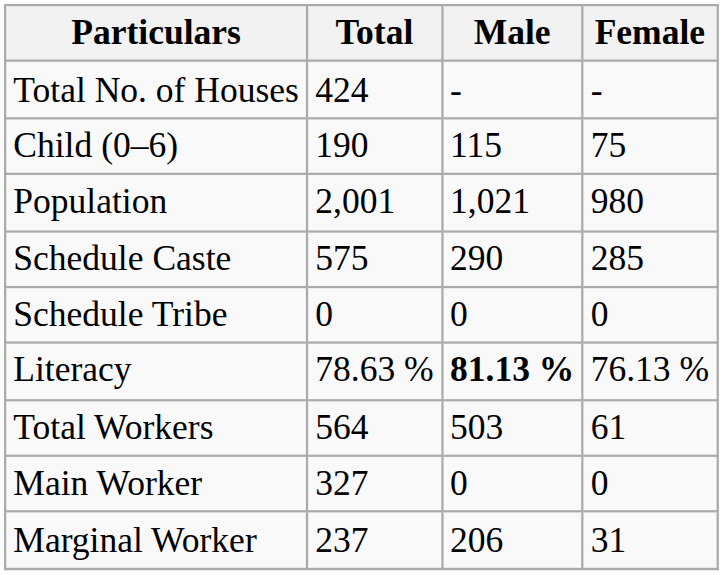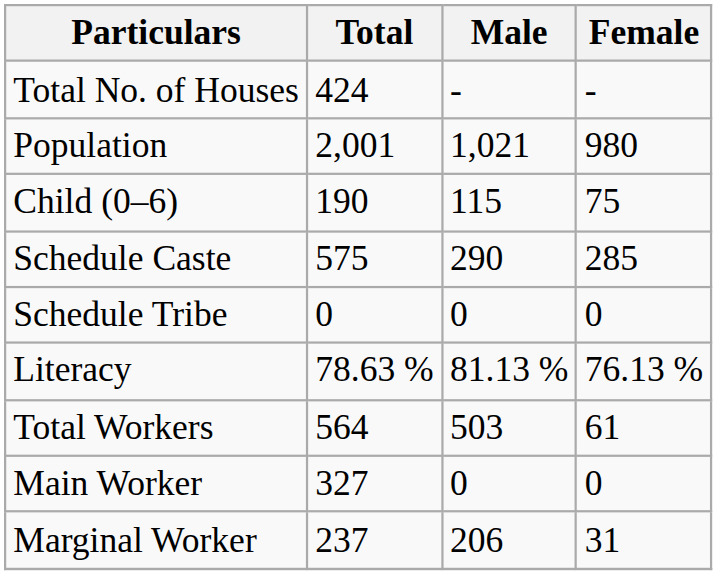rows swapped: (90, 201) <-> (96, 145)
(512, 370) bold -> (509, 370) normal
